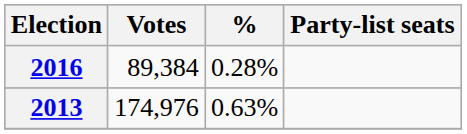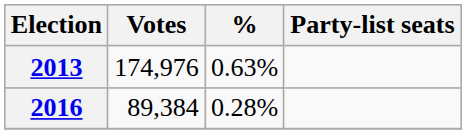rows swapped: (56, 107) <-> (56, 66)
